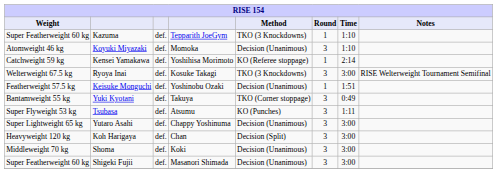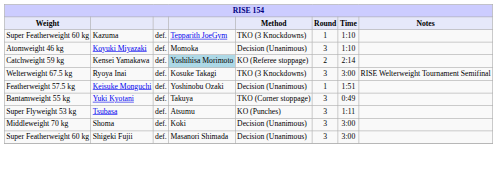(202, 61) no background -> (202, 61) lightblue background
(325, 61) 1 -> (325, 61) 2
- row: (113, 124)
- row: (114, 137)
